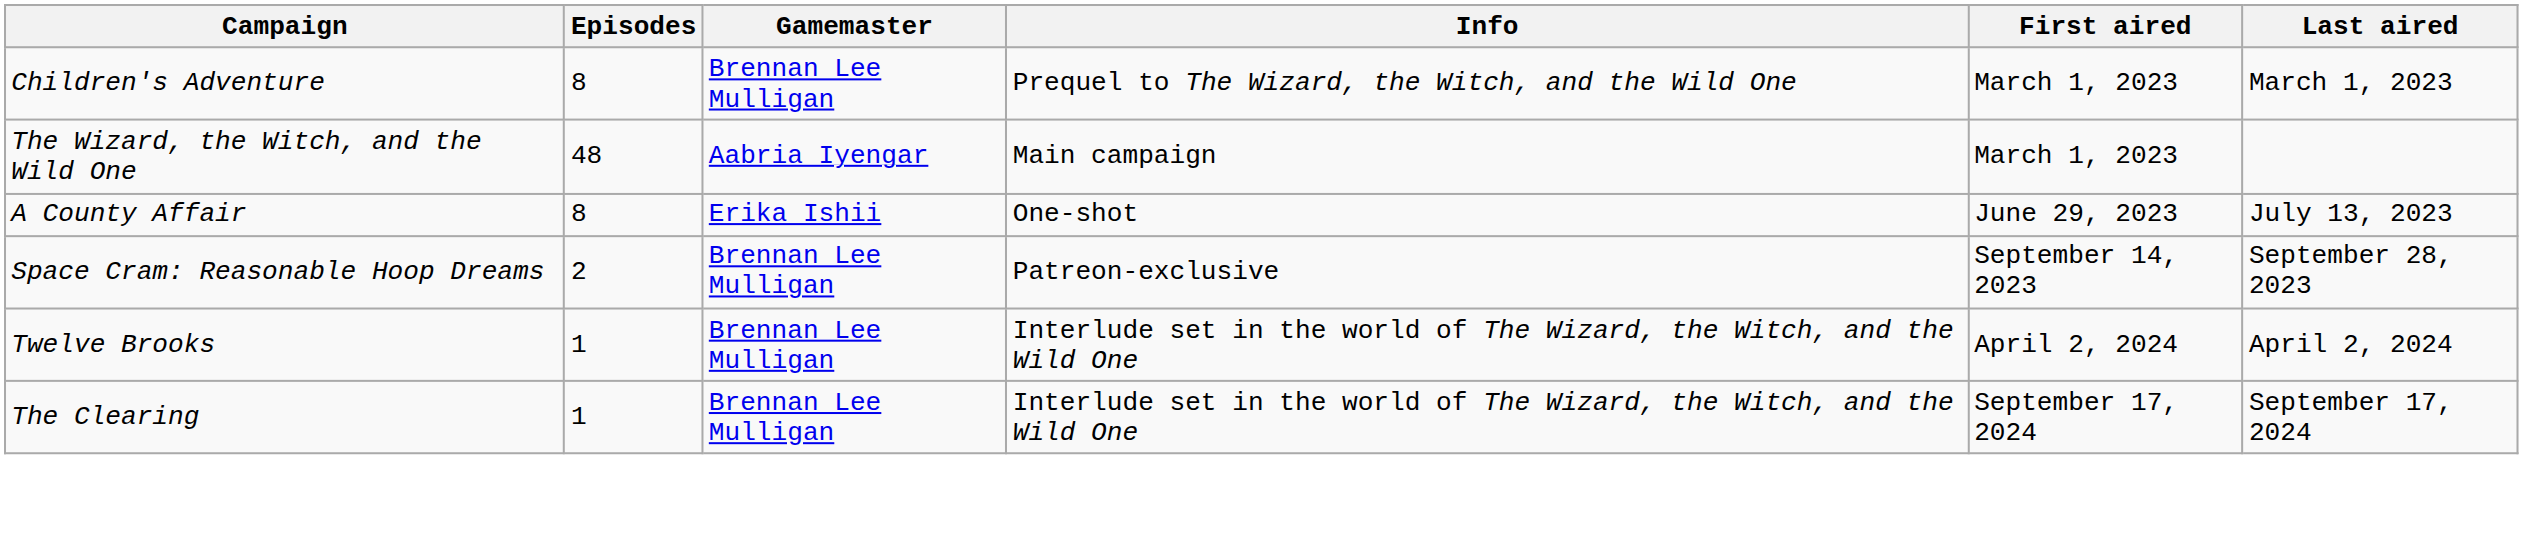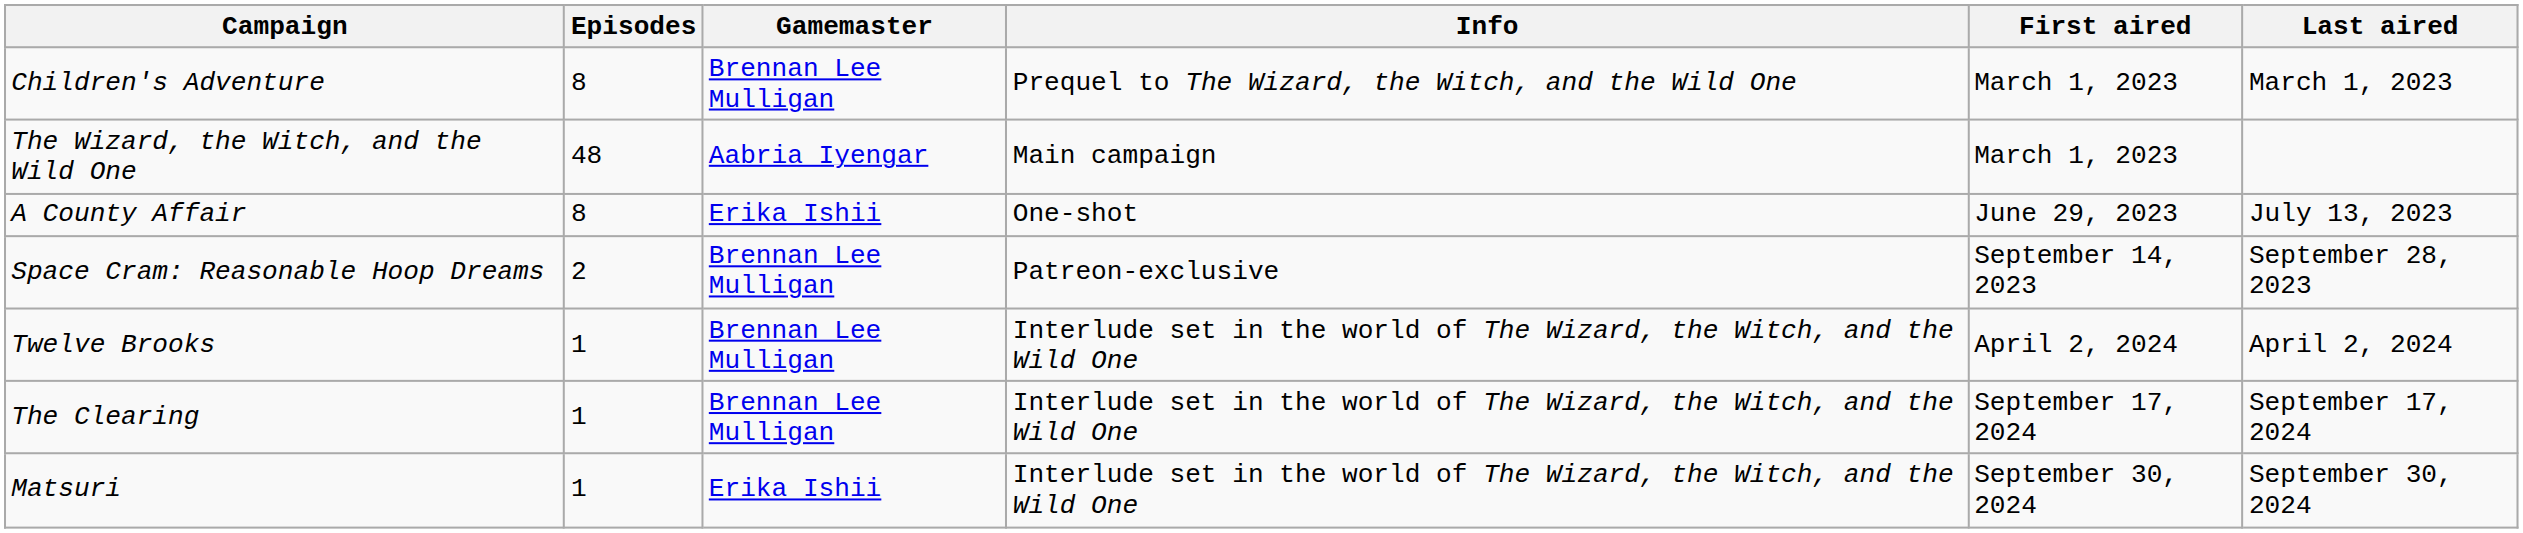+ row: (66, 490)
